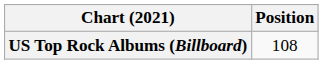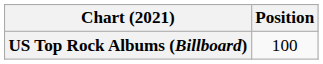(285, 45) 108 -> (285, 45) 100
